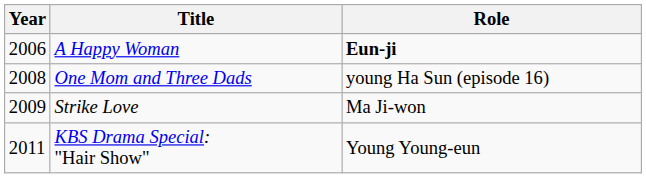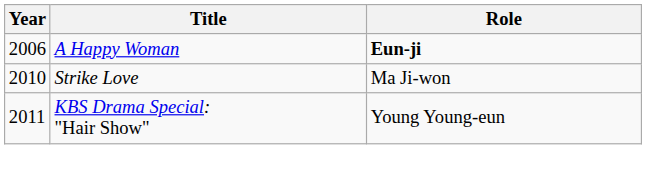- row: (153, 78)
(27, 107) 2009 -> (27, 78) 2010
